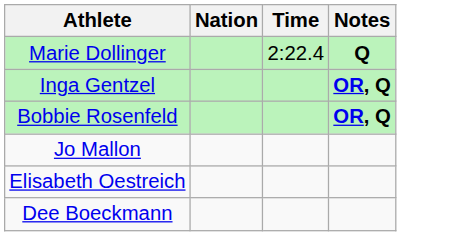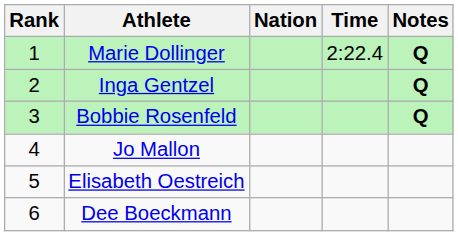+ column: (34, 20)
(362, 85) OR, Q -> (421, 85) Q
(362, 117) OR, Q -> (421, 117) Q
